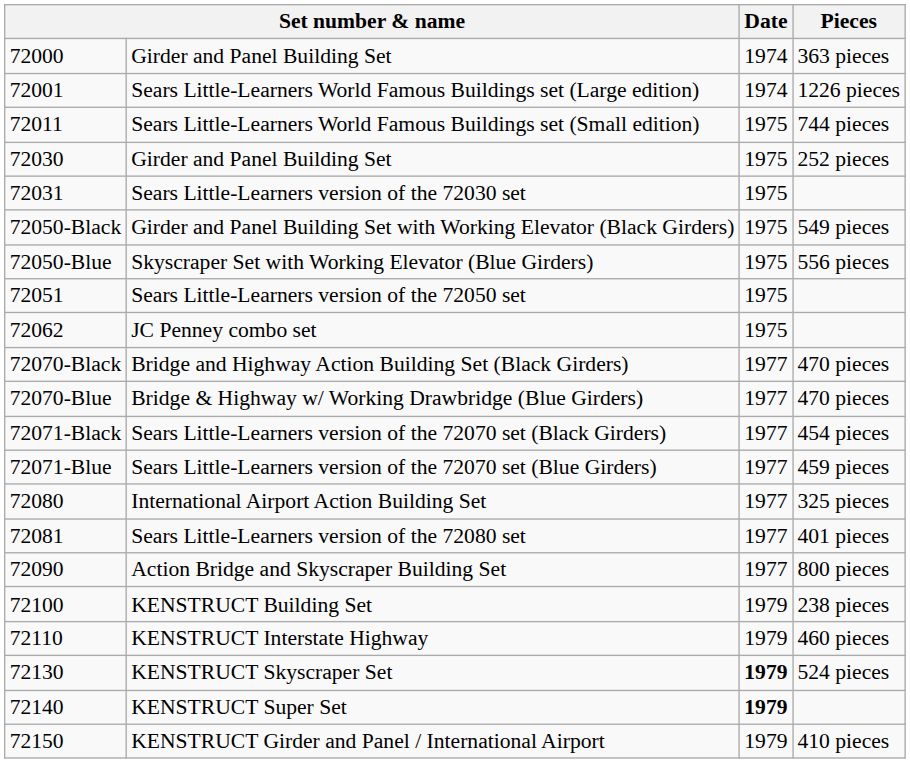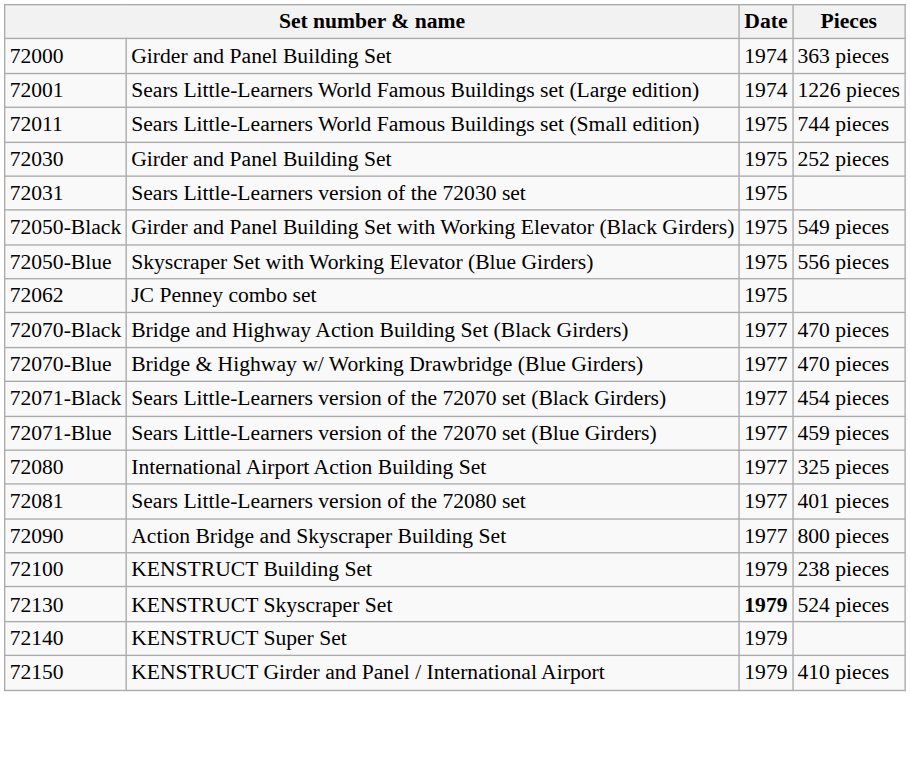- row: (37, 295)
- row: (36, 638)
(766, 706) bold -> (766, 638) normal
